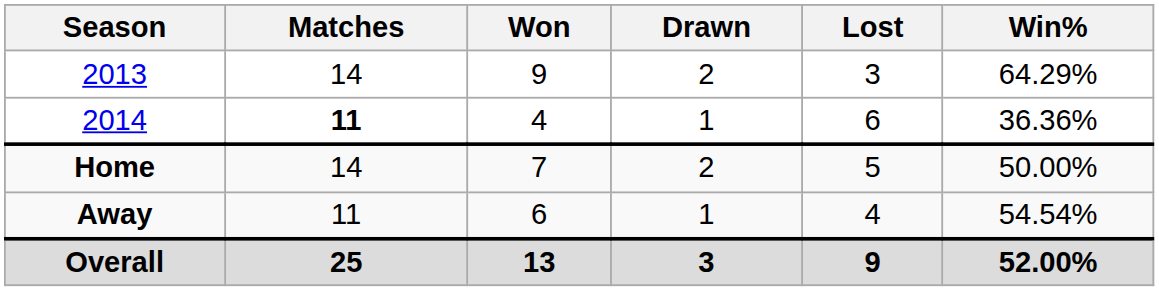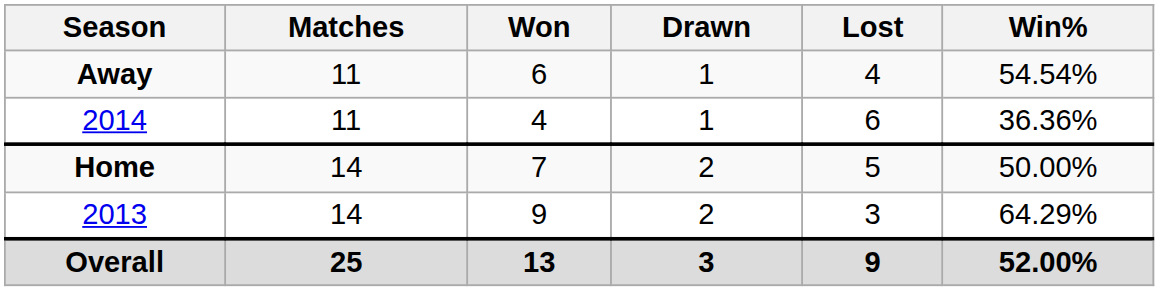rows swapped: (115, 73) <-> (115, 214)
(346, 119) bold -> (346, 119) normal
